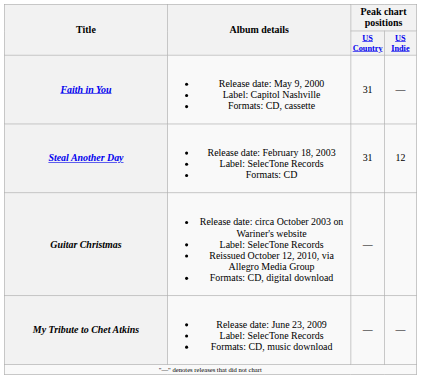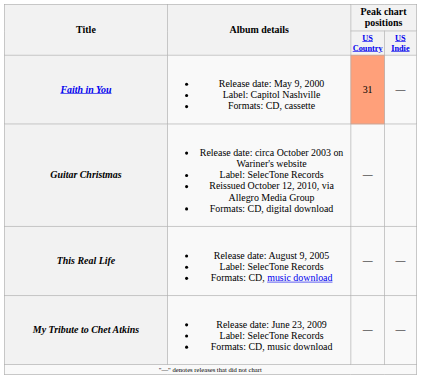(368, 89) no background -> (368, 89) lightsalmon background
- row: (86, 158)
+ row: (86, 261)
